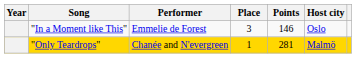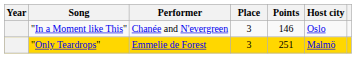(169, 29) Emmelie de Forest -> (180, 29) Chanée and N'evergreen
(180, 45) Chanée and N'evergreen -> (169, 45) Emmelie de Forest
(249, 45) 1 -> (249, 45) 3
(286, 45) 281 -> (286, 45) 251
